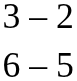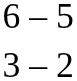rows swapped: (38, 65) <-> (38, 16)
